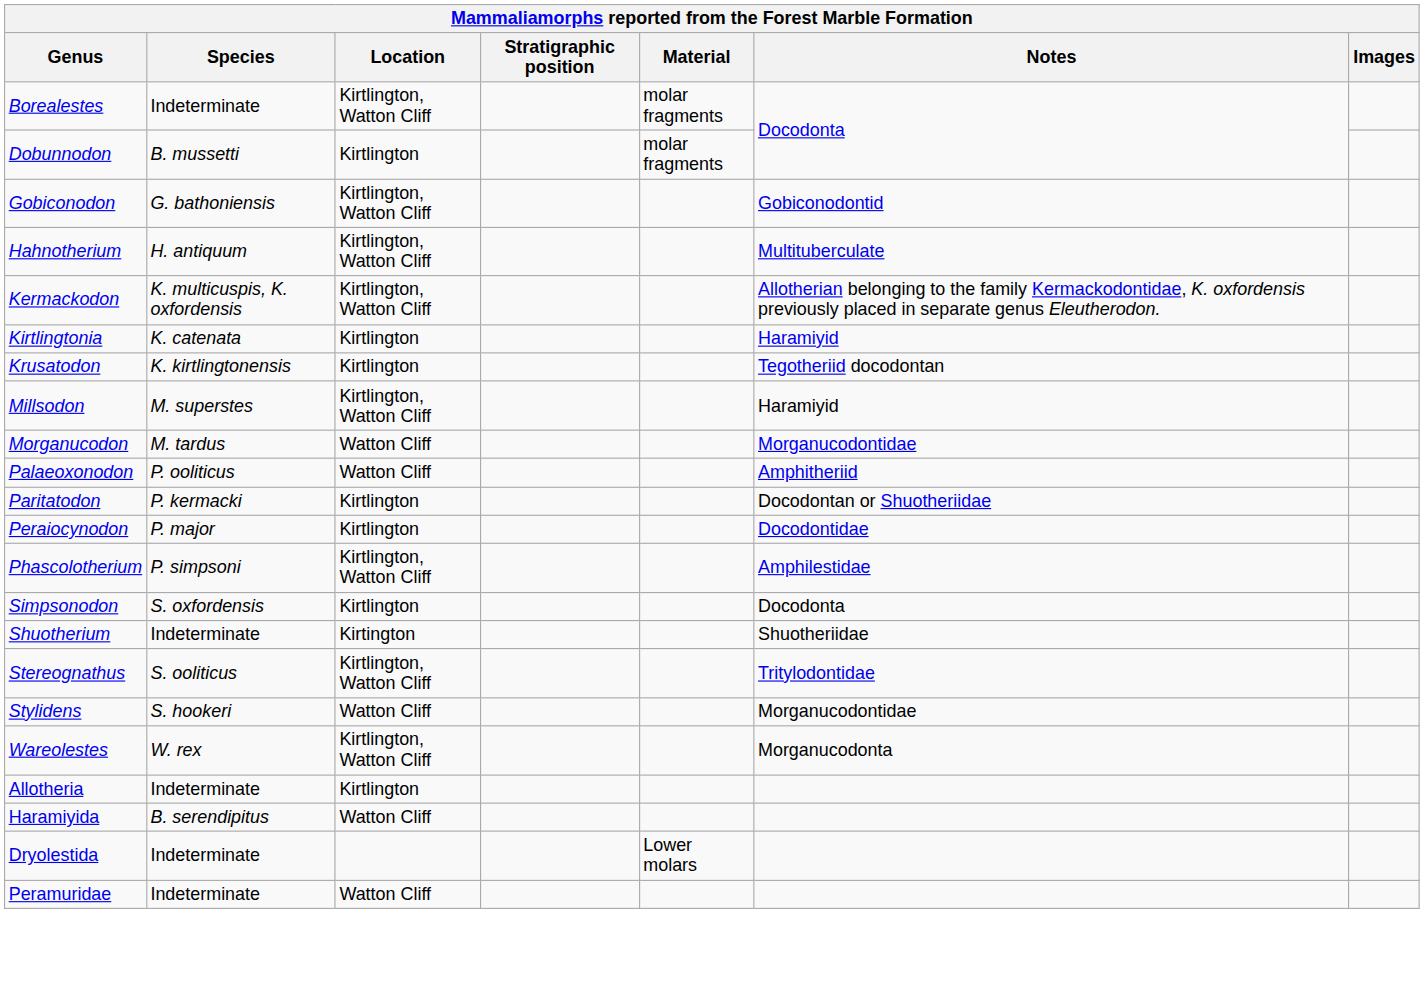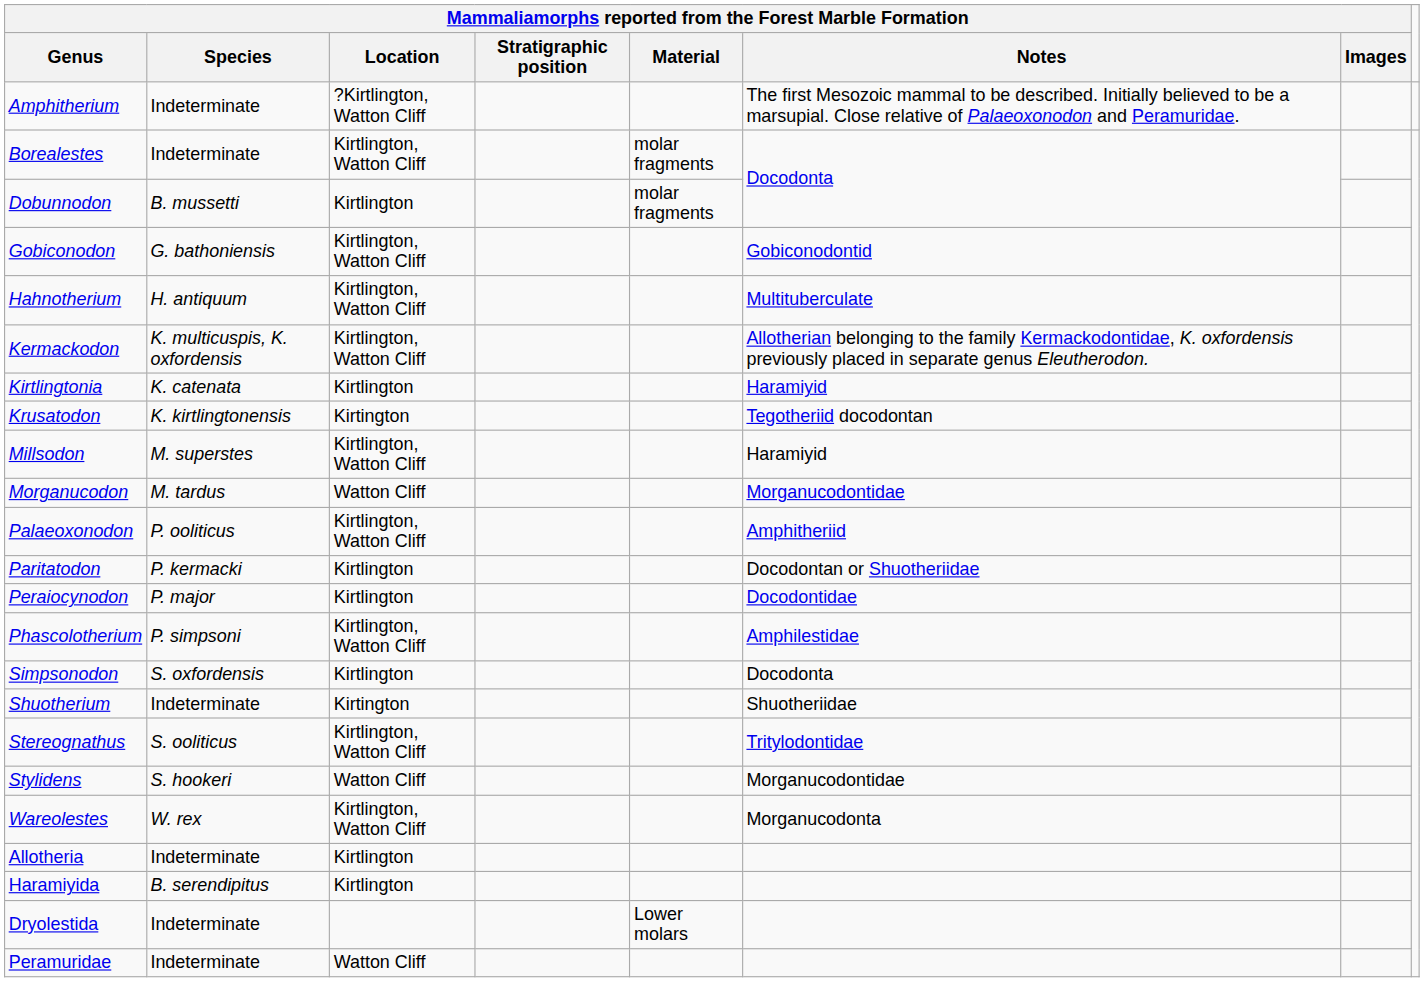+ row: (64, 105)
(379, 367) Kirtlington -> (372, 415) Kirtington
(385, 472) Watton Cliff -> (380, 531) Kirtlington, Watton Cliff
(385, 817) Watton Cliff -> (374, 885) Kirtlington
